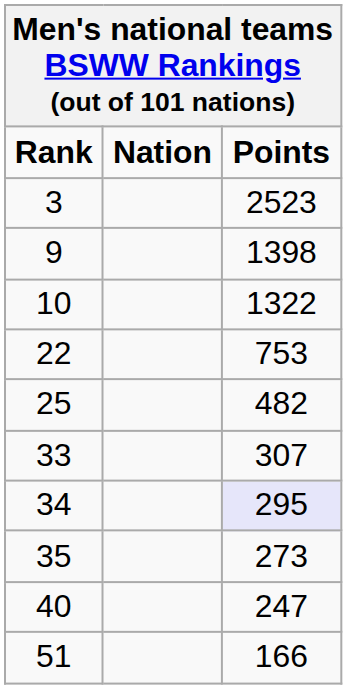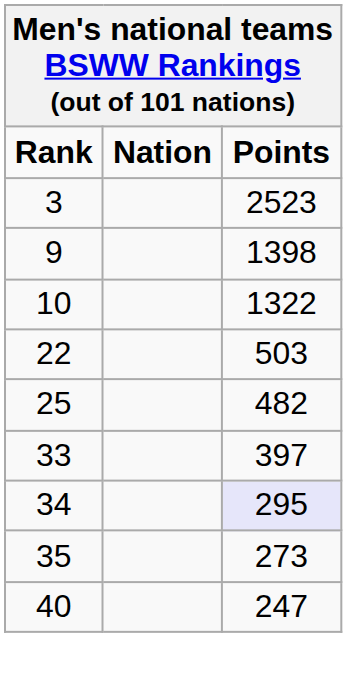(281, 353) 753 -> (281, 353) 503
(281, 454) 307 -> (281, 454) 397
- row: (54, 656)
